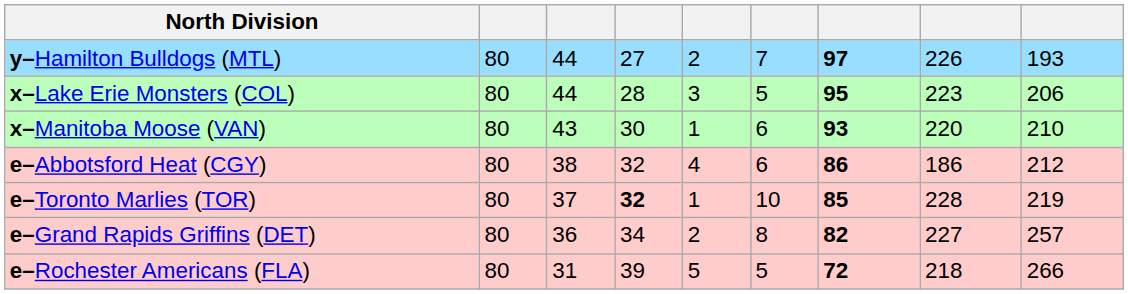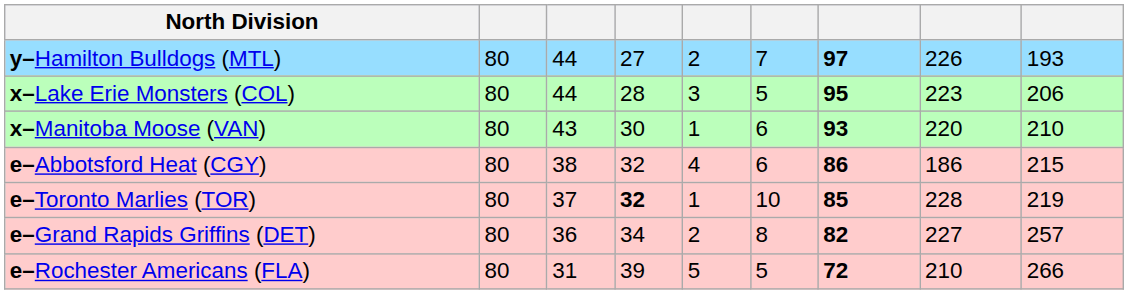(1045, 164) 212 -> (1045, 164) 215
(944, 270) 218 -> (944, 270) 210
